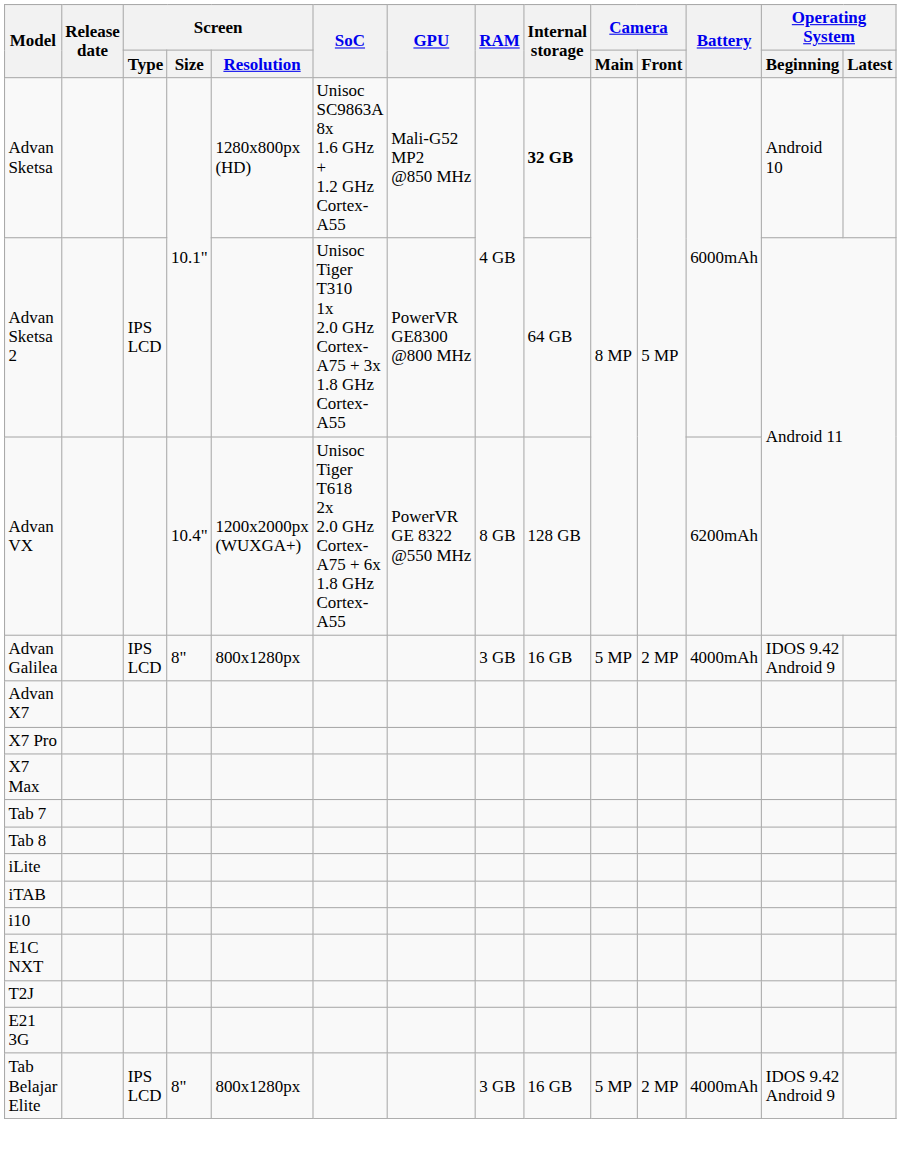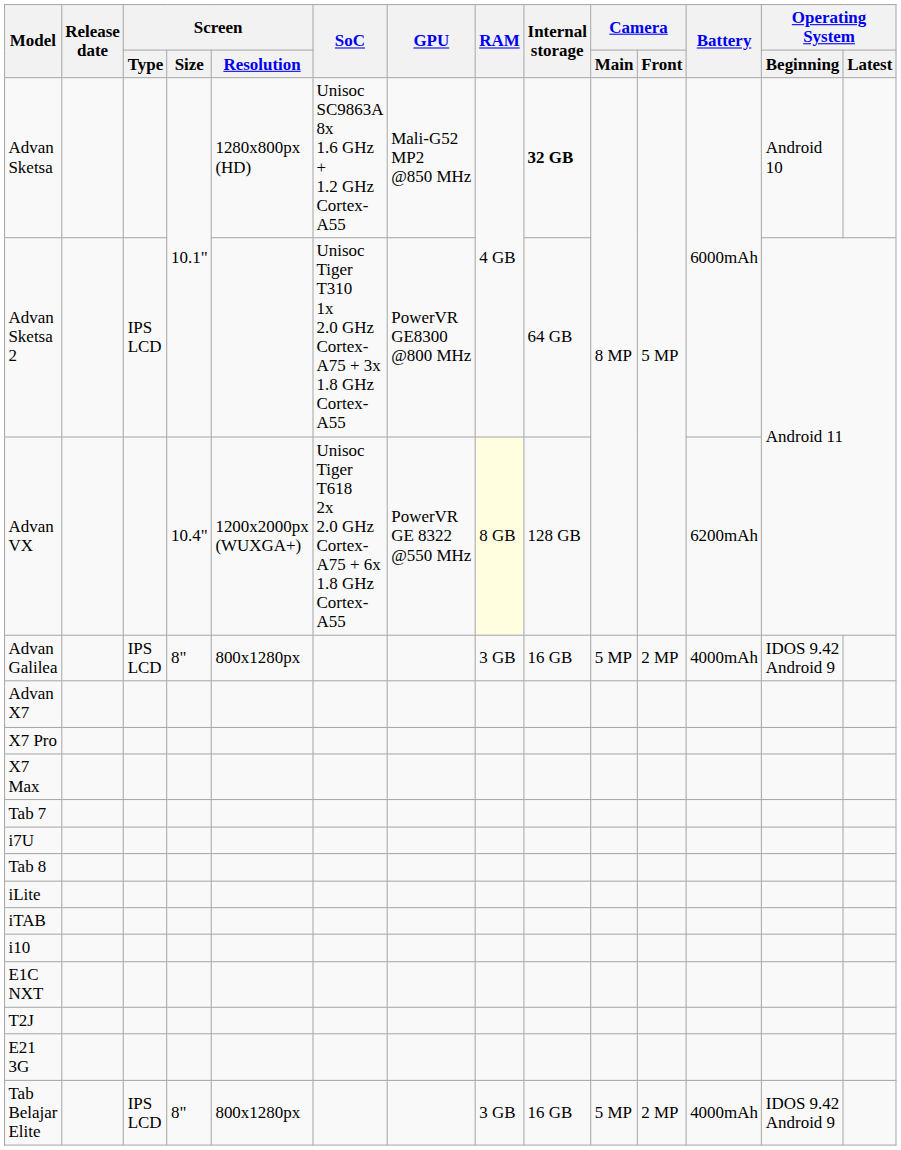(497, 535) no background -> (497, 535) lightyellow background
+ row: (21, 840)
